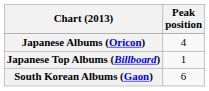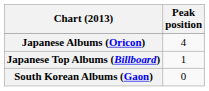(184, 77) 6 -> (184, 77) 0
